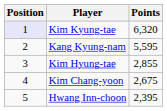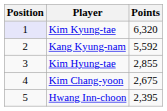(146, 47) 5,595 -> (146, 47) 5,592
